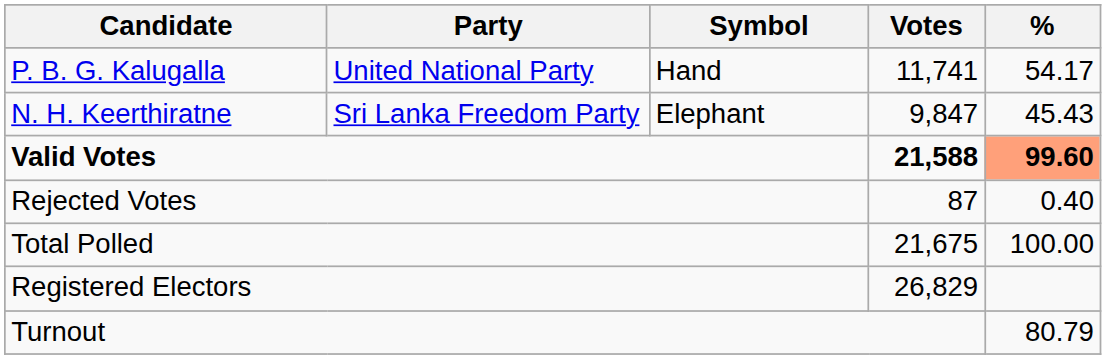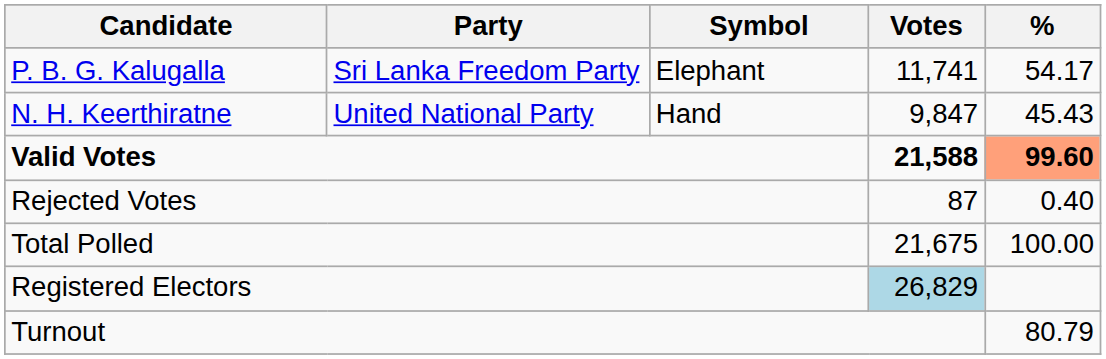(464, 69) United National Party -> (486, 69) Sri Lanka Freedom Party
(689, 69) Hand -> (710, 69) Elephant
(486, 113) Sri Lanka Freedom Party -> (464, 113) United National Party
(710, 113) Elephant -> (689, 113) Hand
(936, 288) no background -> (936, 288) lightblue background
